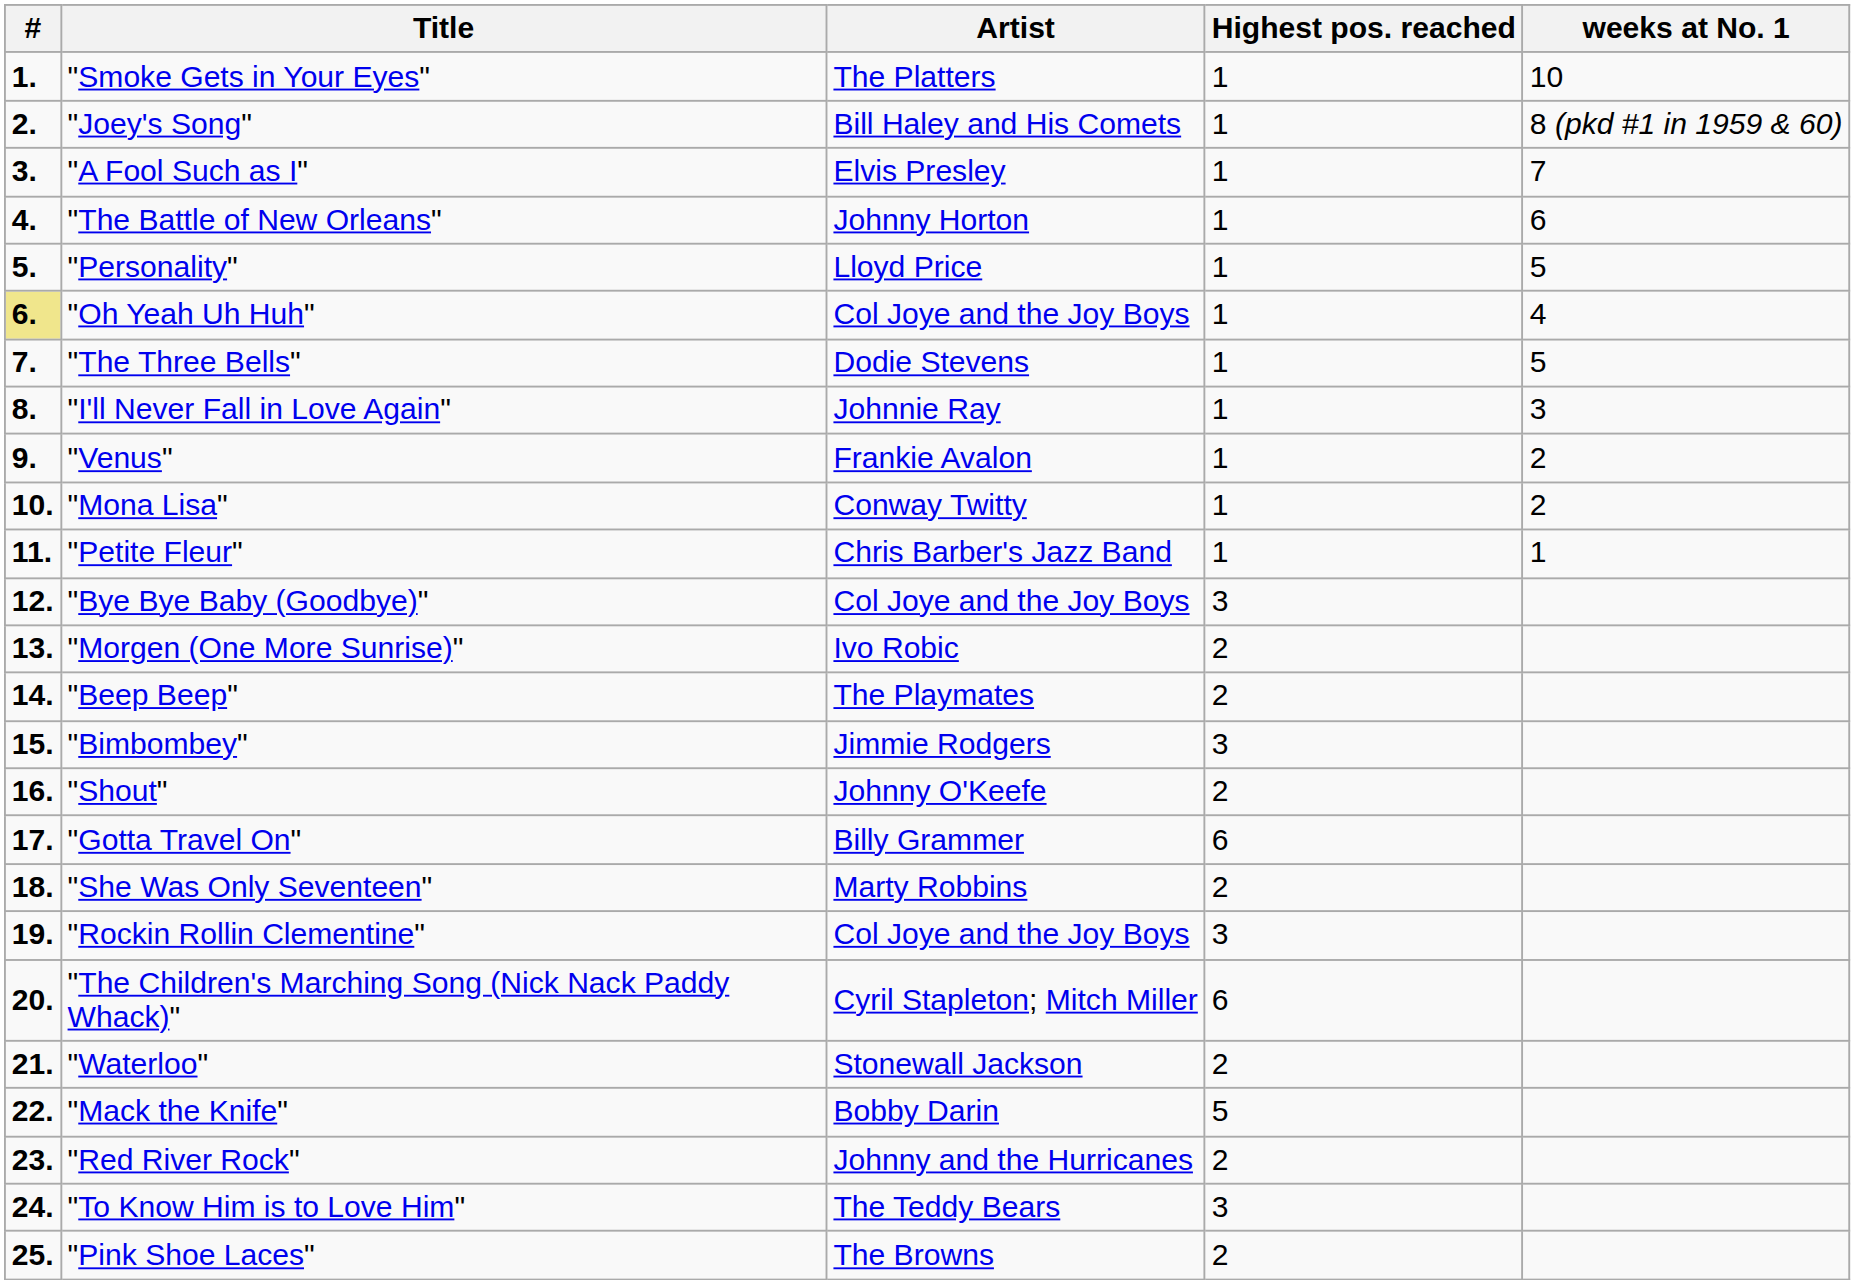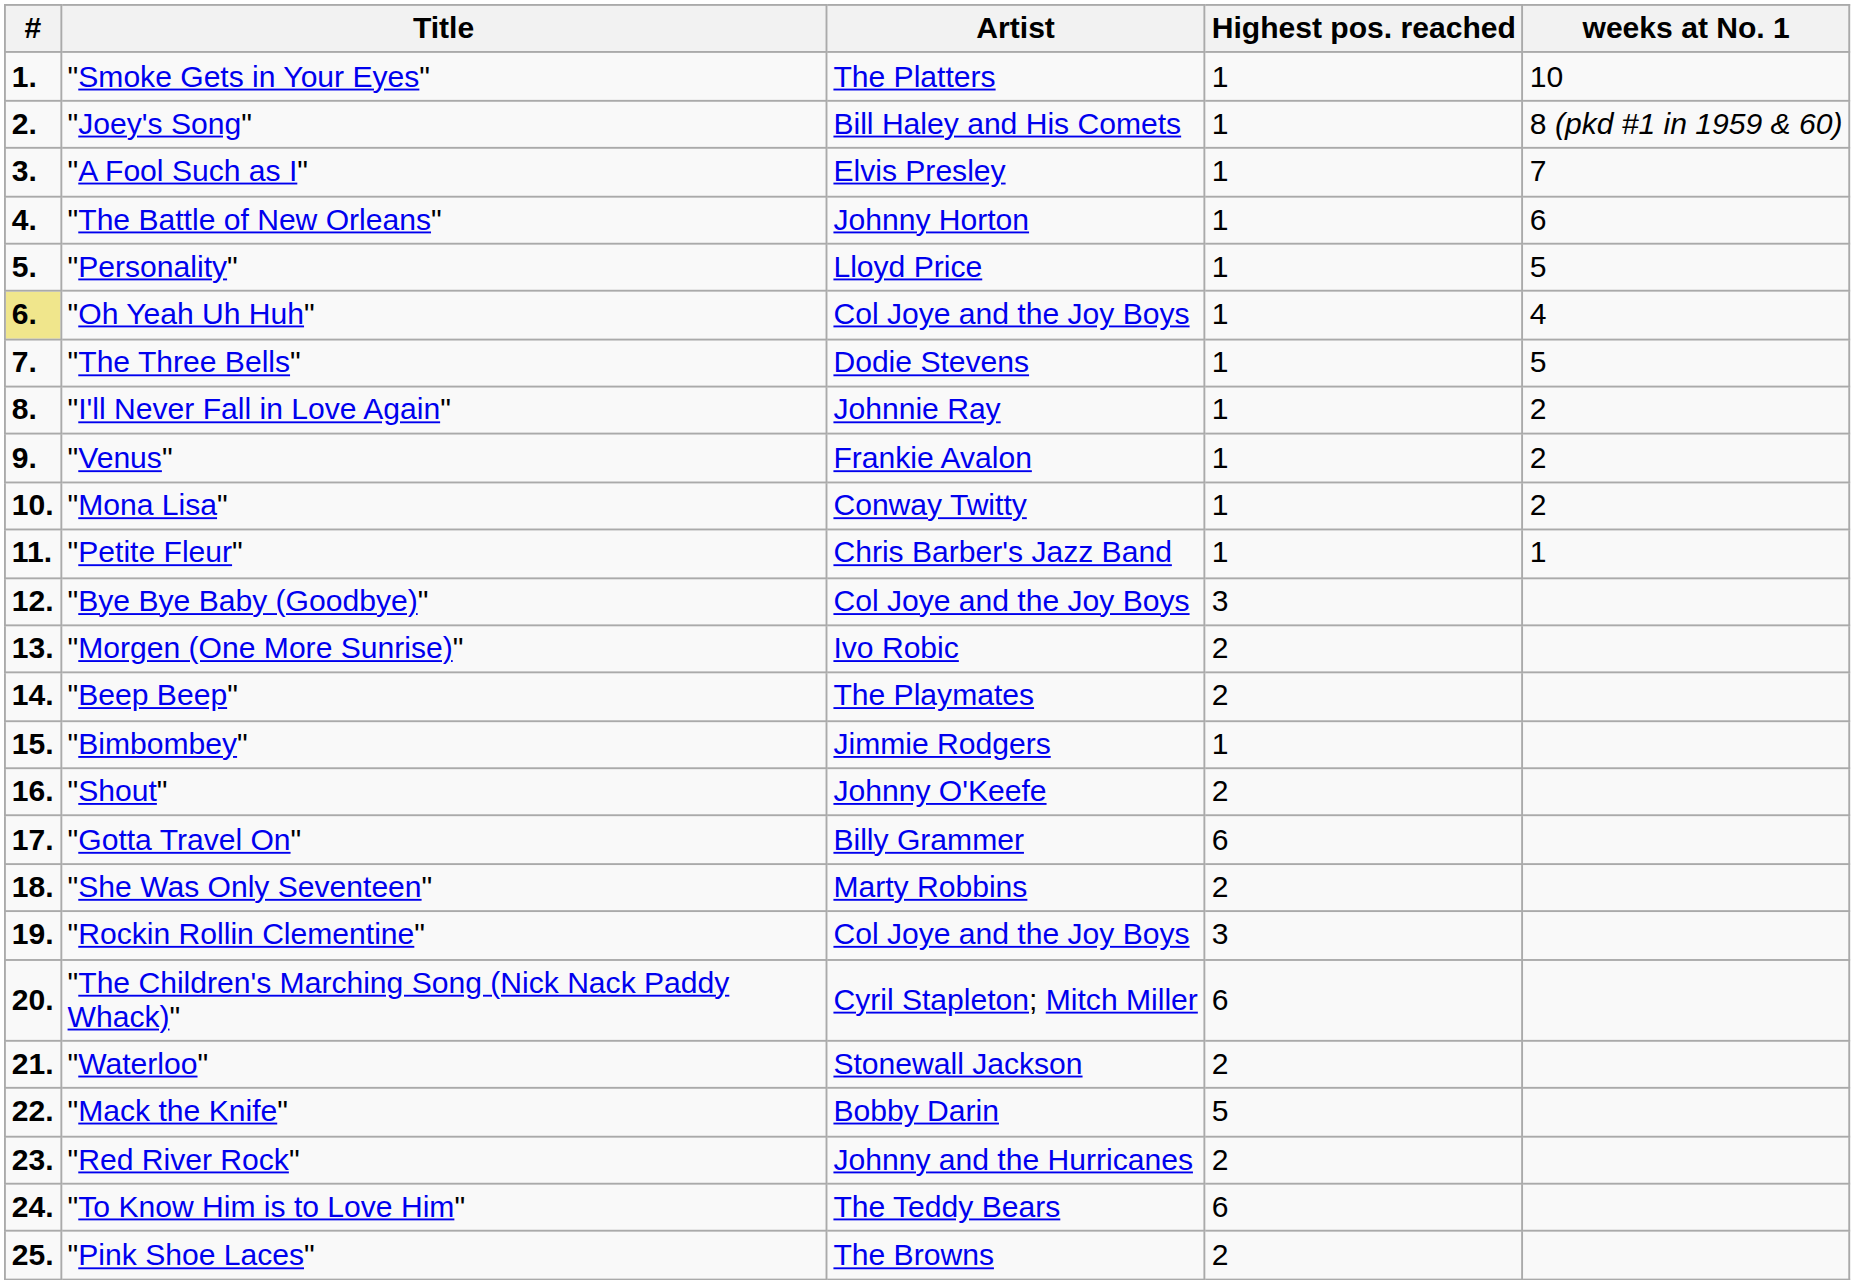(1538, 409) 3 -> (1538, 409) 2
(1220, 743) 3 -> (1220, 743) 1
(1220, 1207) 3 -> (1220, 1207) 6
